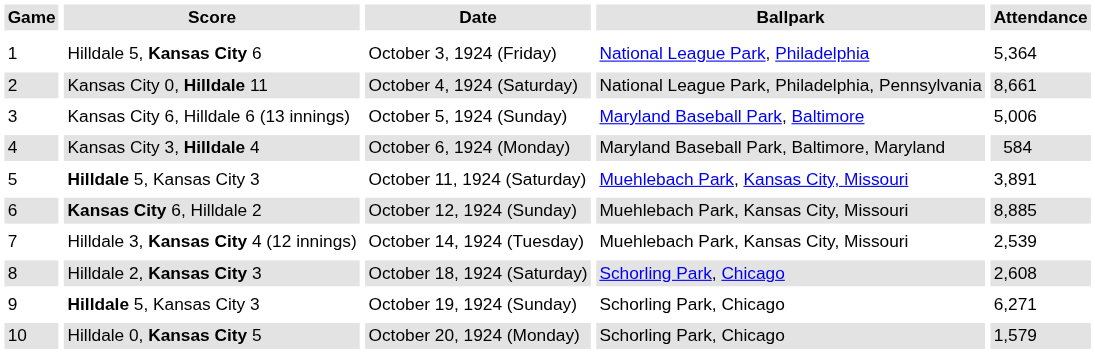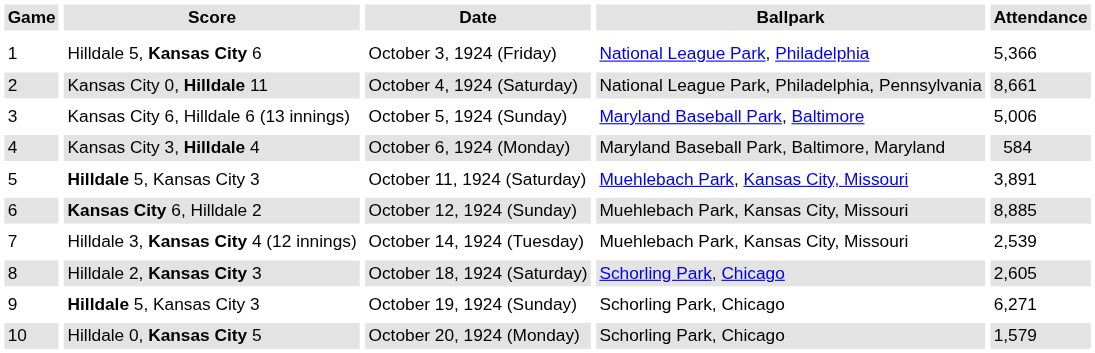(1015, 54) 5,364 -> (1015, 54) 5,366
(1015, 273) 2,608 -> (1015, 273) 2,605
